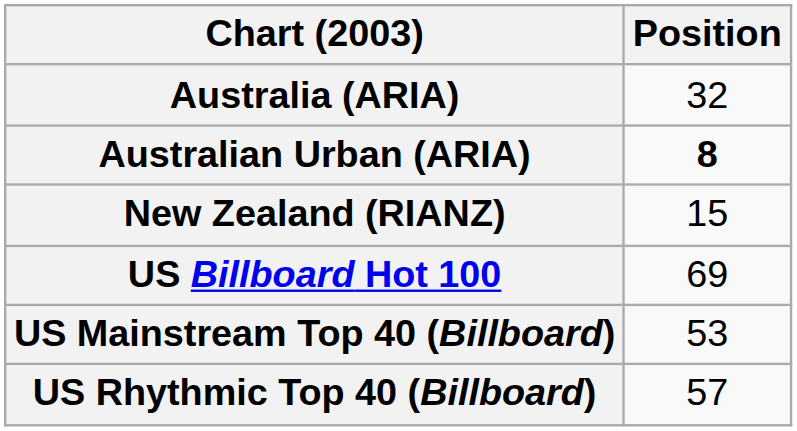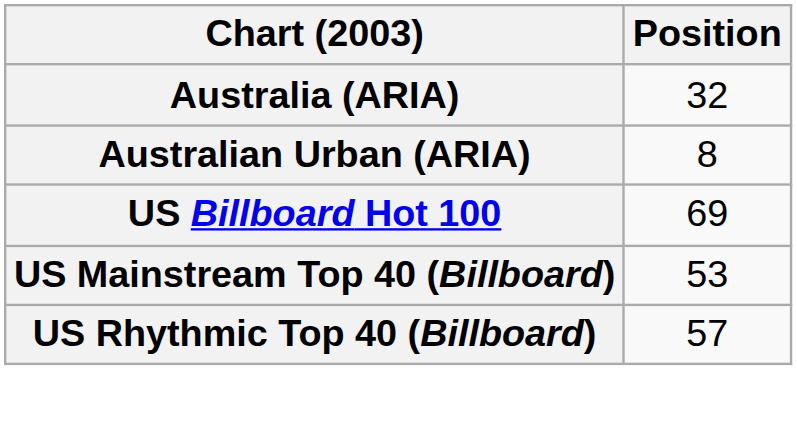(707, 154) bold -> (707, 154) normal
- row: (315, 214)
